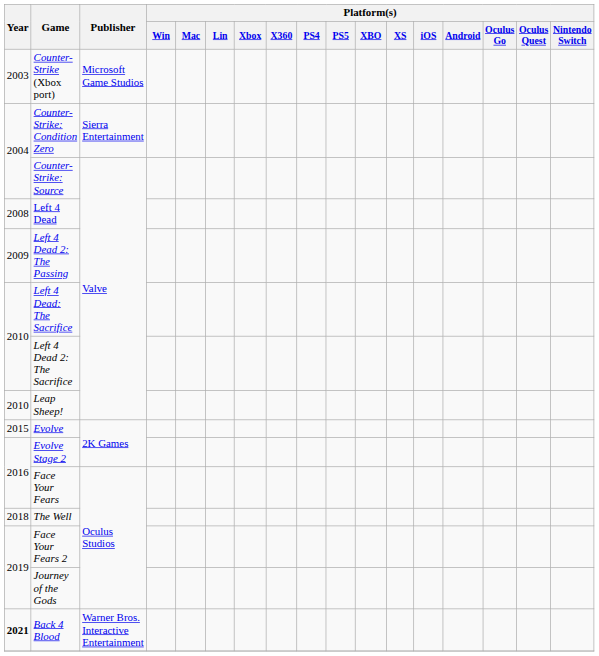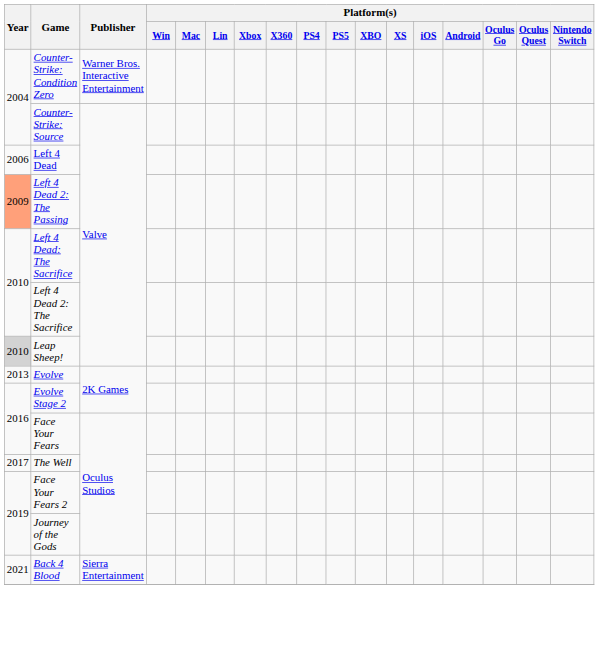- row: (53, 76)
(113, 130) Sierra Entertainment -> (113, 76) Warner Bros. Interactive Entertainment
(18, 213) 2008 -> (18, 159) 2006
(18, 255) no background -> (18, 201) lightsalmon background
(18, 405) no background -> (18, 351) lightgrey background
(18, 428) 2015 -> (18, 374) 2013
(18, 517) 2018 -> (18, 463) 2017
(18, 630) bold -> (18, 570) normal
(113, 630) Warner Bros. Interactive Entertainment -> (113, 570) Sierra Entertainment
